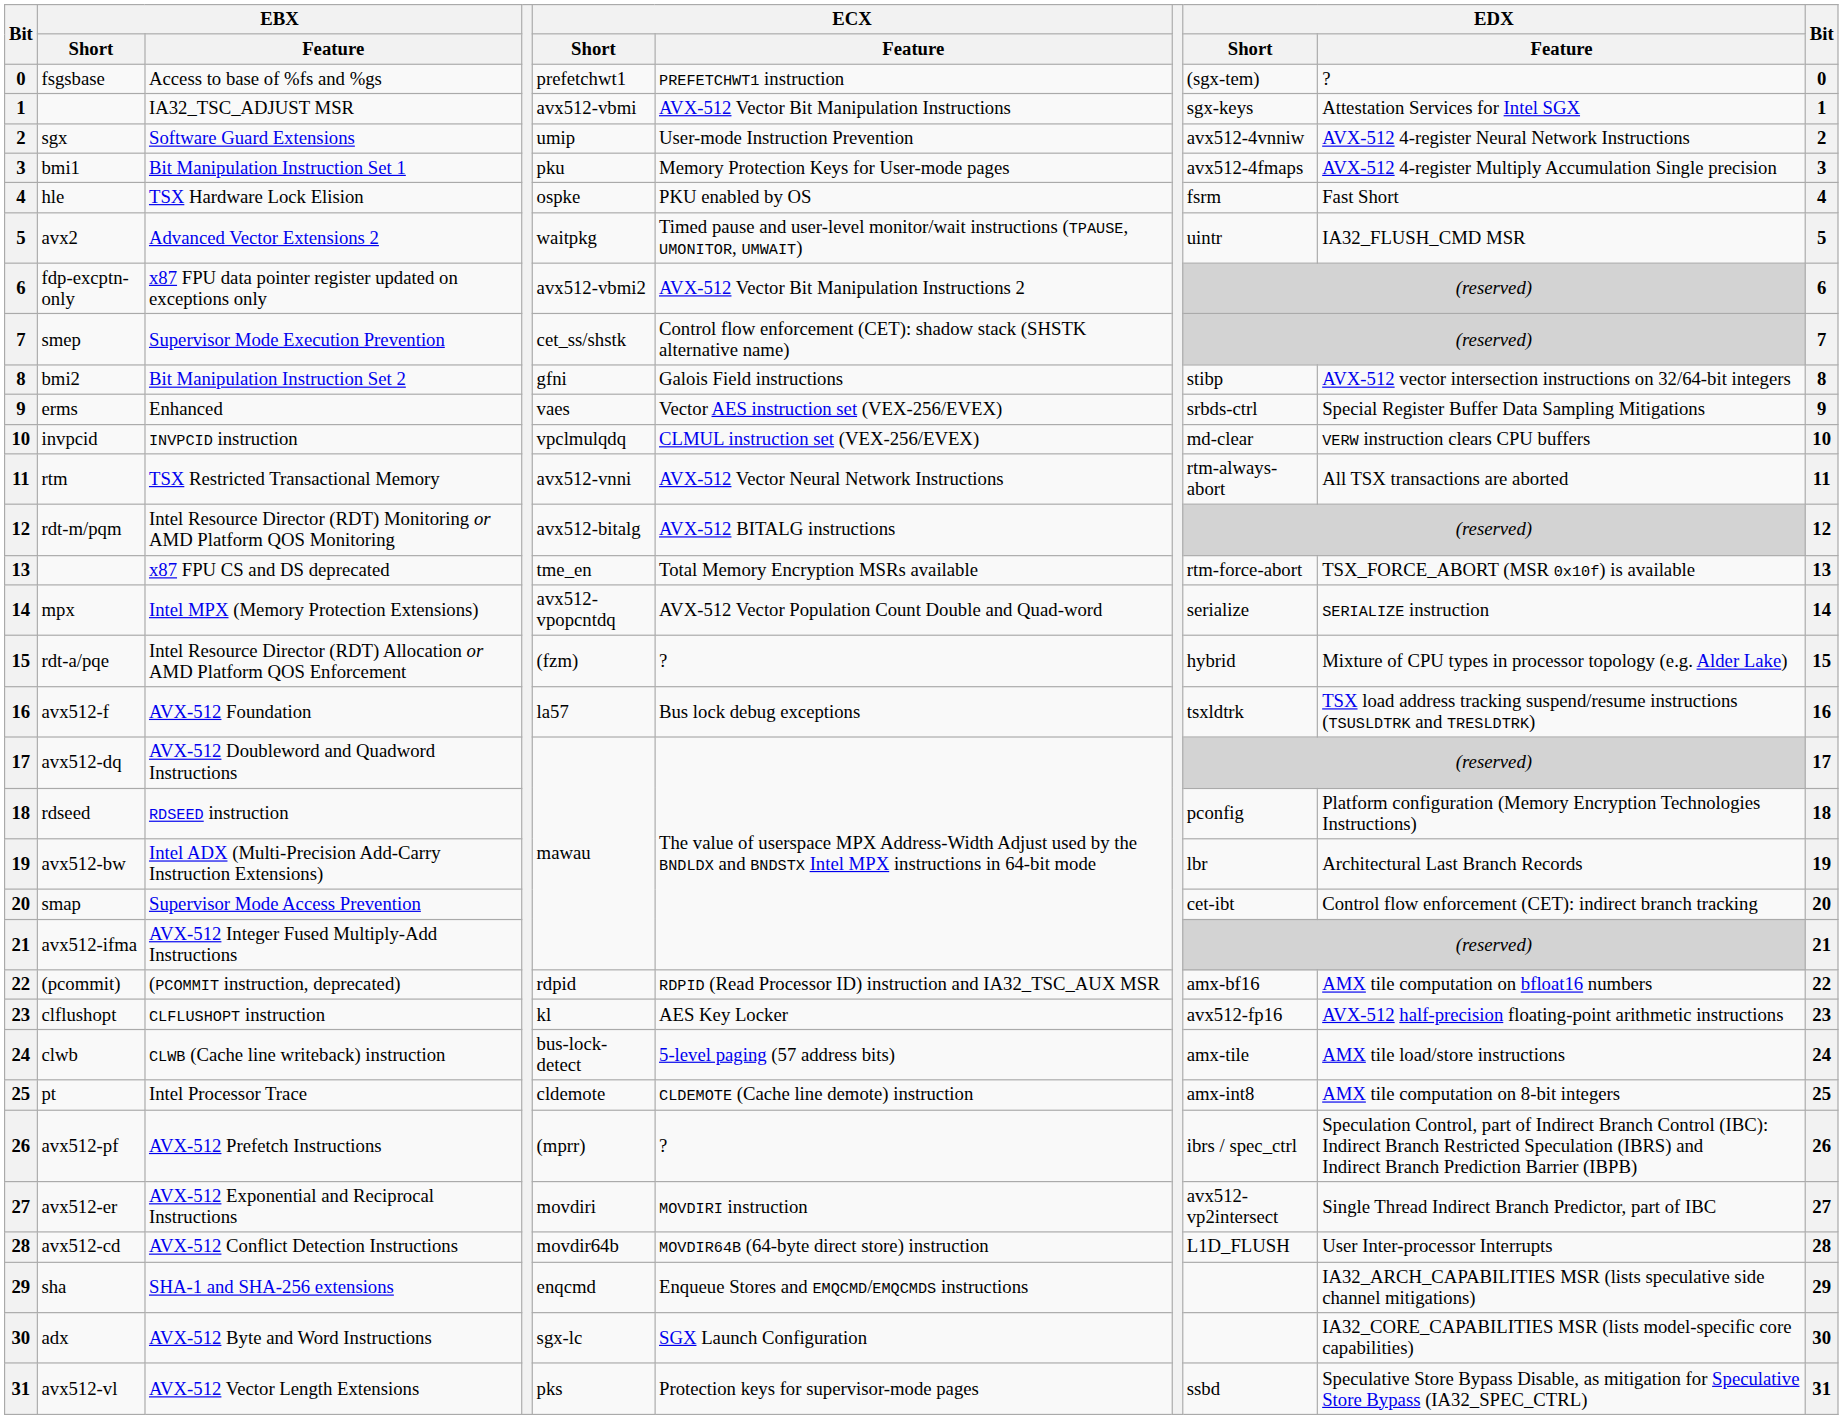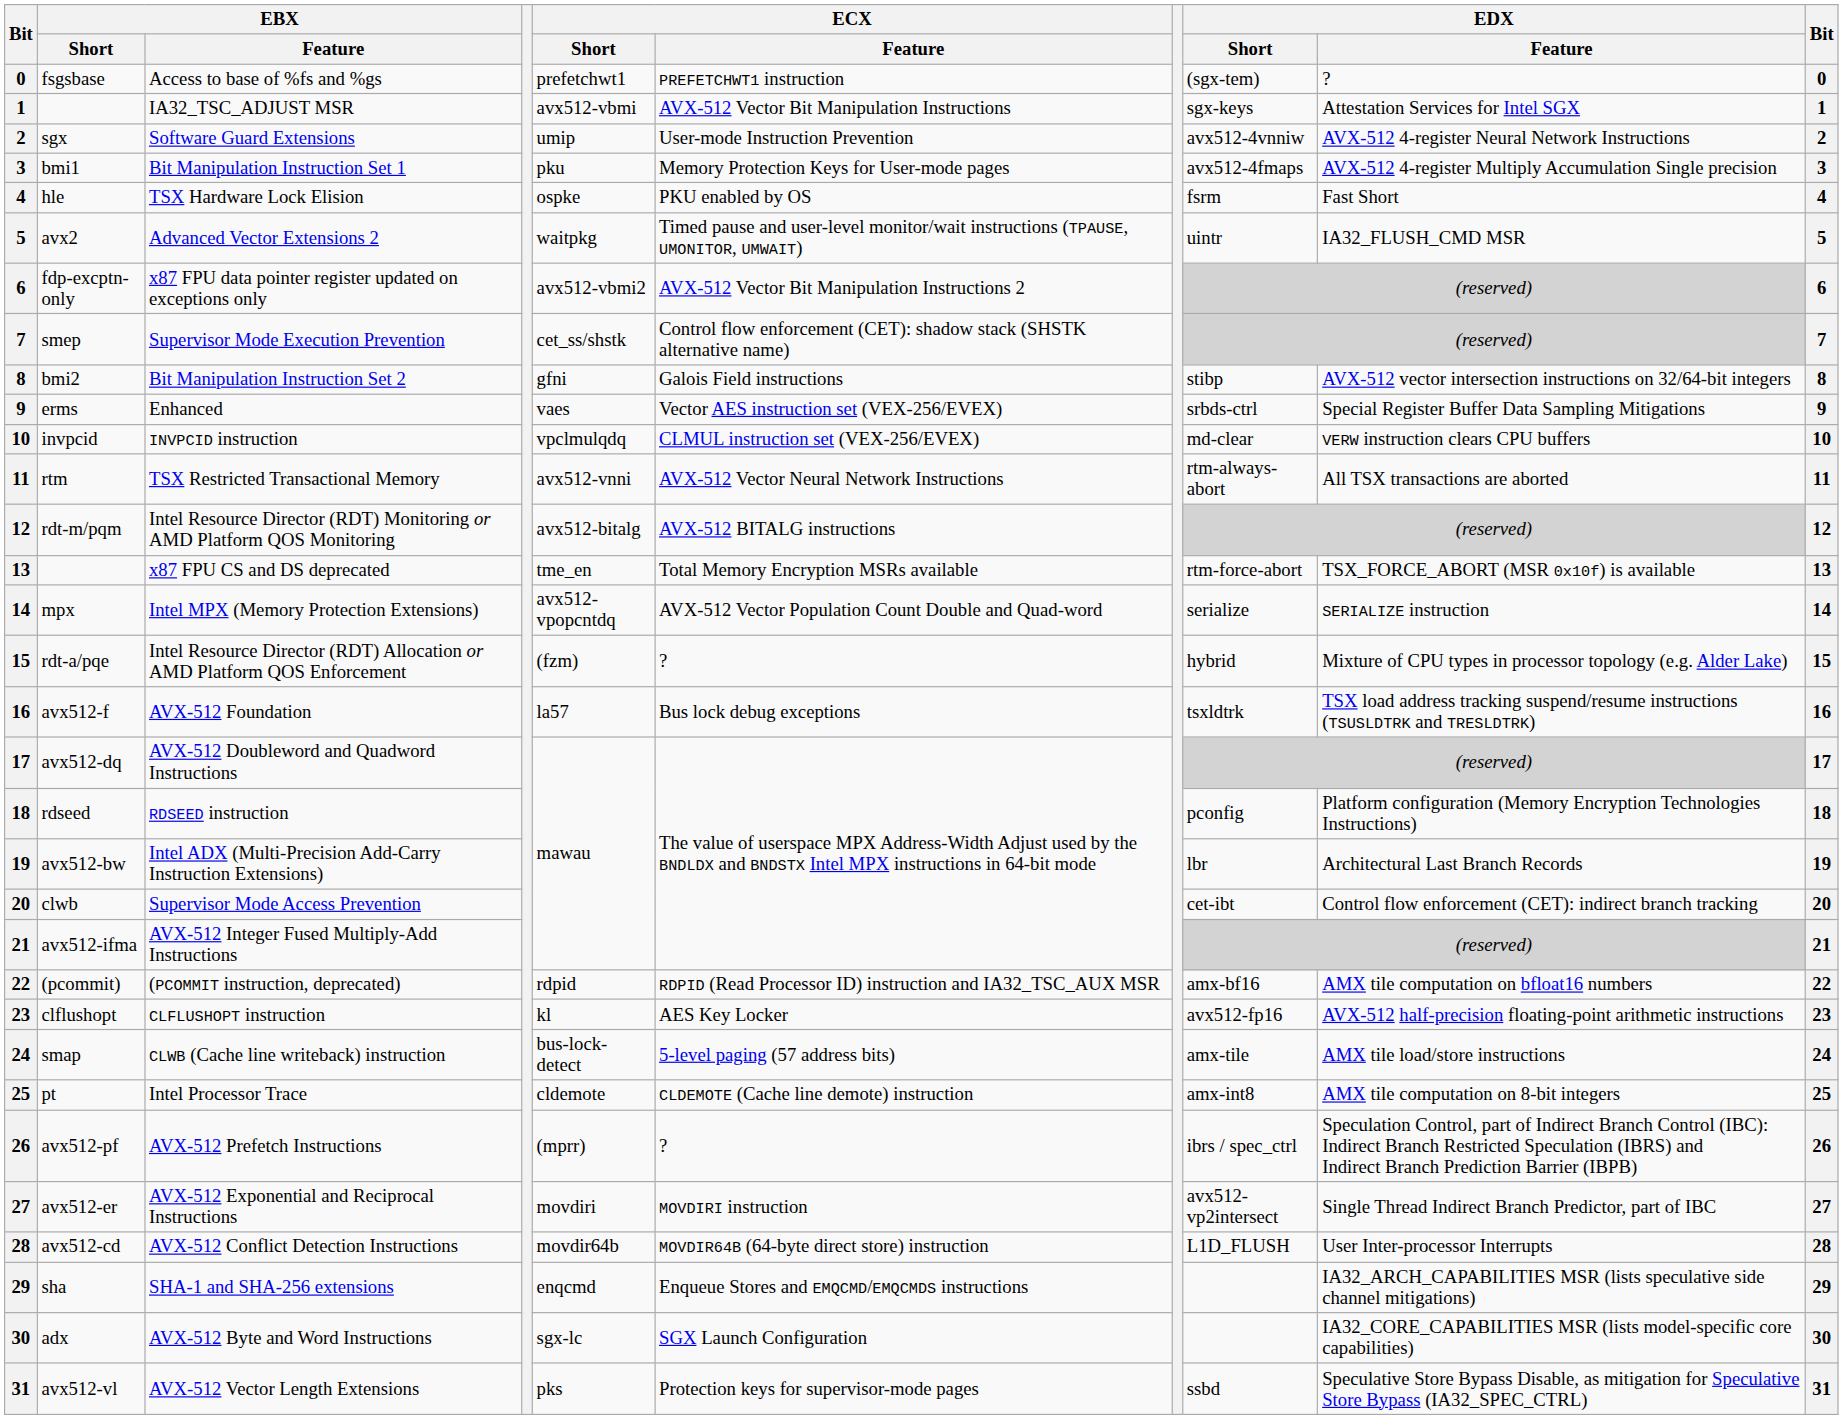(61, 904) smap -> (60, 904) clwb
(60, 1054) clwb -> (61, 1054) smap
